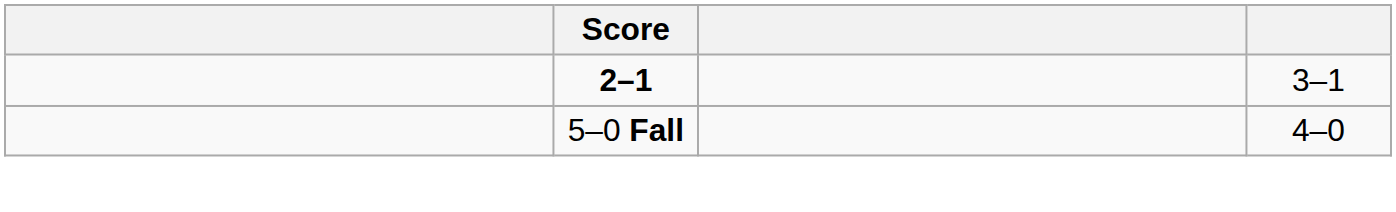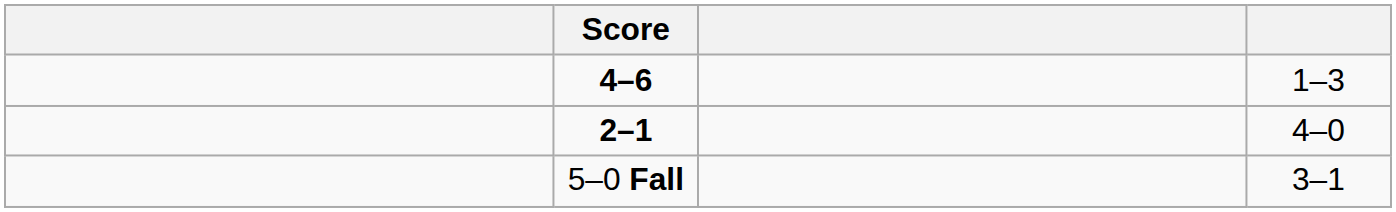+ row: (626, 79)
(1318, 79) 3–1 -> (1318, 130) 4–0
(1318, 130) 4–0 -> (1318, 180) 3–1
